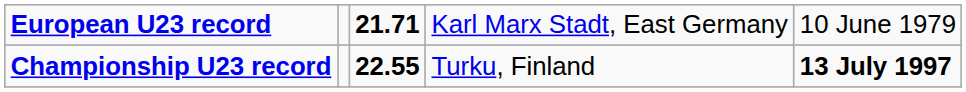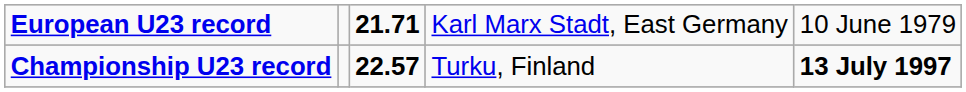(387, 65) 22.55 -> (387, 65) 22.57
